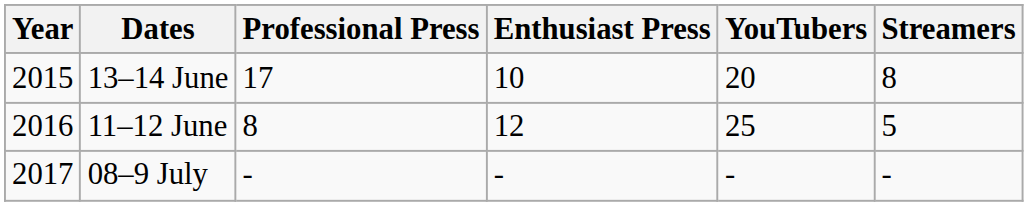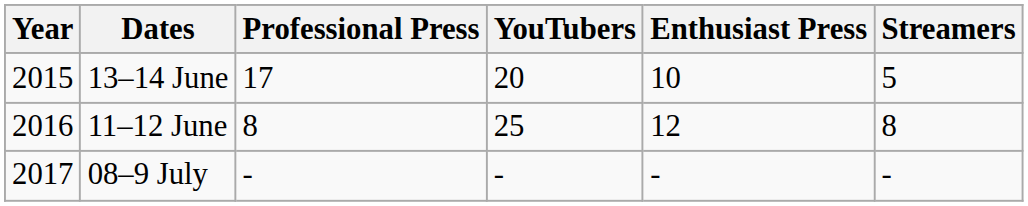columns swapped: (602, 28) <-> (796, 28)
(889, 77) 8 -> (889, 77) 5
(889, 126) 5 -> (889, 126) 8
